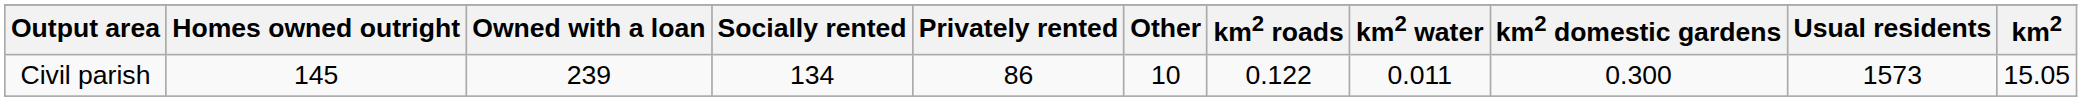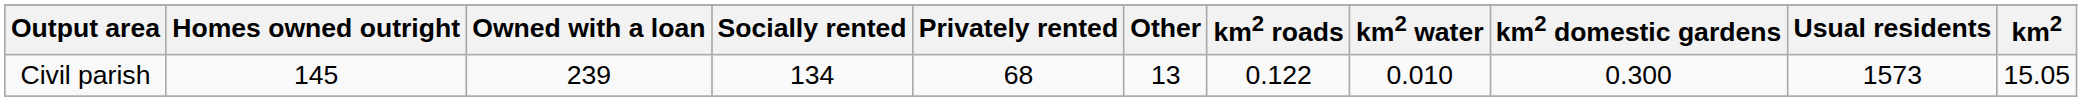(1018, 74) 86 -> (1018, 74) 68
(1166, 74) 10 -> (1166, 74) 13
(1420, 74) 0.011 -> (1420, 74) 0.010
